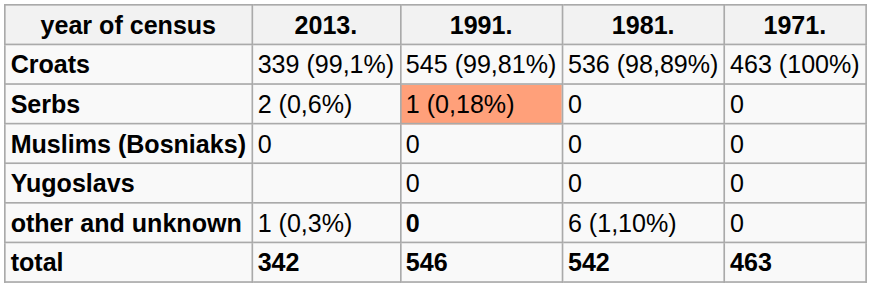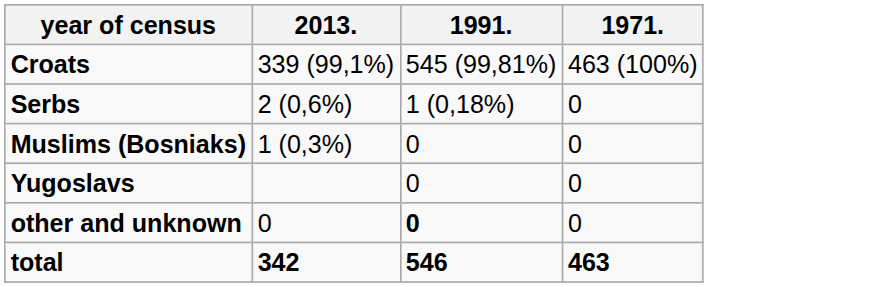- column: (643, 25)
(460, 104) lightsalmon background -> (460, 104) no background
(265, 144) 0 -> (305, 144) 1 (0,3%)
(305, 223) 1 (0,3%) -> (265, 223) 0
